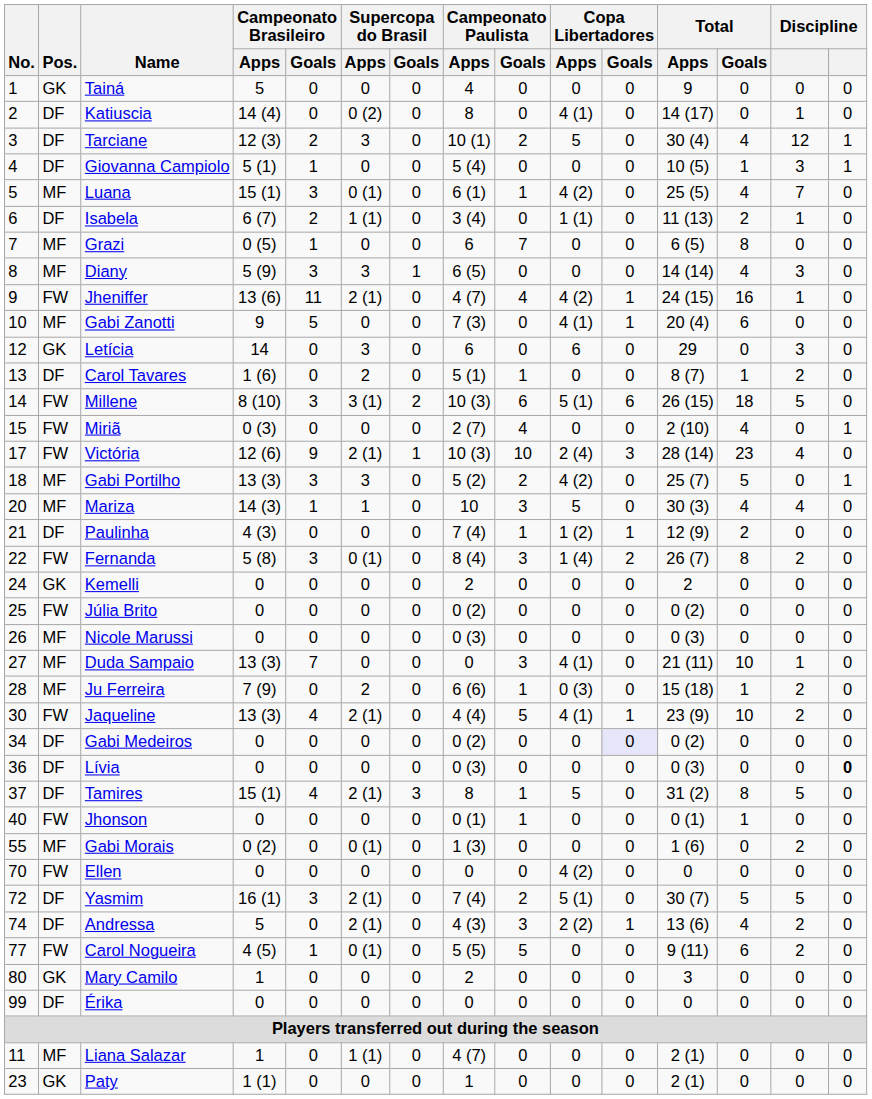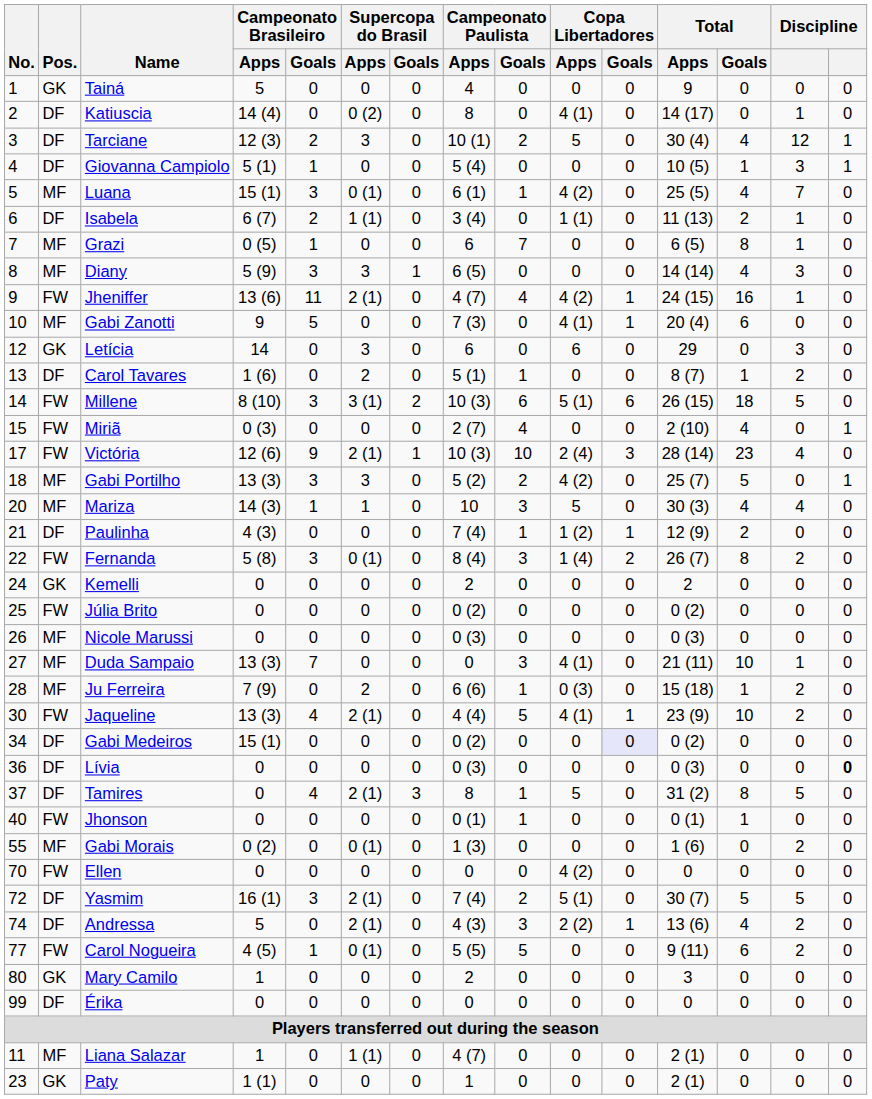(800, 245) 0 -> (800, 245) 1
(260, 741) 0 -> (260, 741) 15 (1)
(260, 794) 15 (1) -> (260, 794) 0
